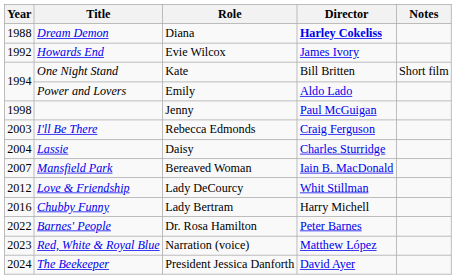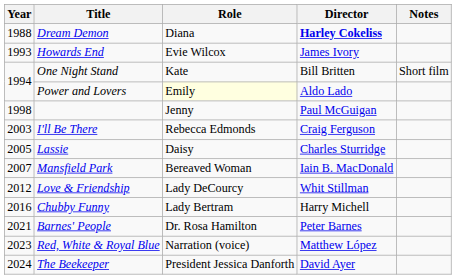(19, 52) 1992 -> (19, 52) 1993
(180, 91) no background -> (180, 91) lightyellow background
(19, 149) 2004 -> (19, 149) 2005
(19, 226) 2022 -> (19, 226) 2021
